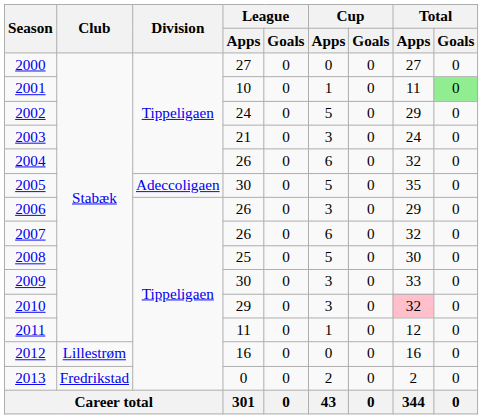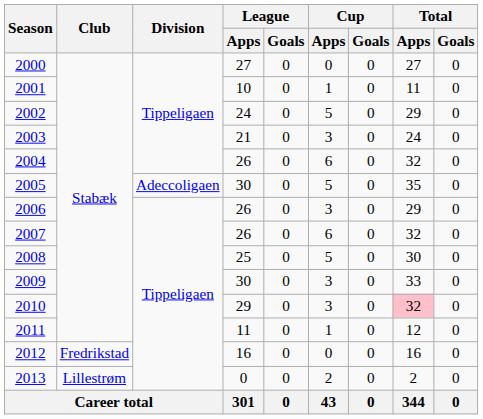(456, 88) lightgreen background -> (456, 88) no background
(94, 354) Lillestrøm -> (94, 354) Fredrikstad
(94, 378) Fredrikstad -> (94, 378) Lillestrøm
